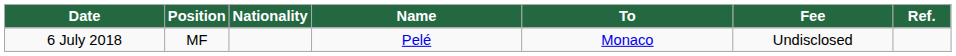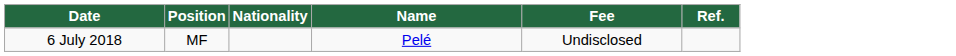- column: (627, 17)
